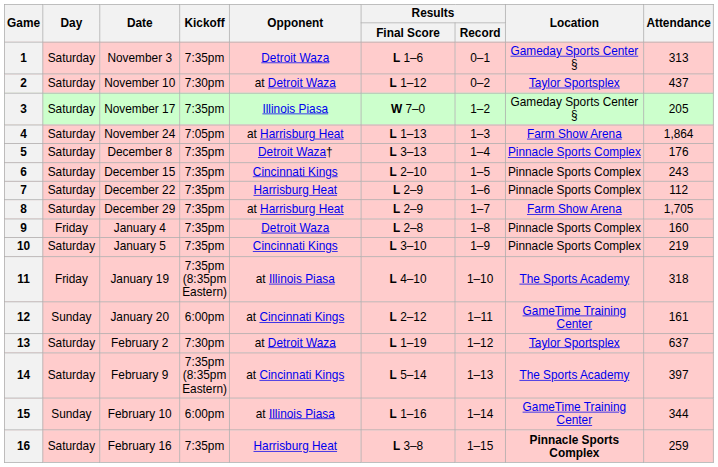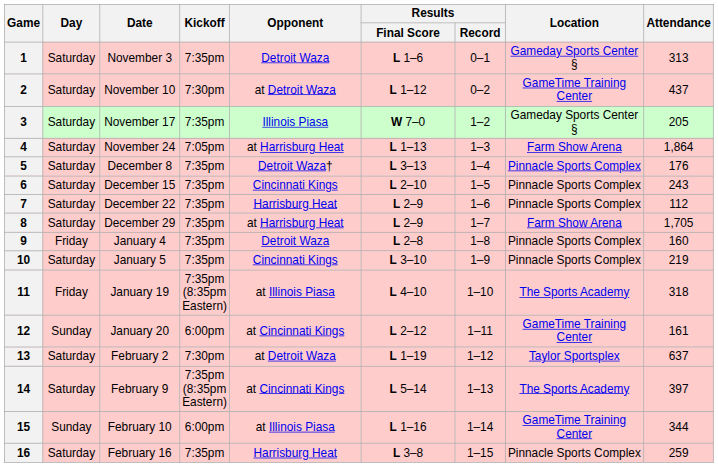(574, 83) Taylor Sportsplex -> (574, 90) GameTime Training Center
(574, 446) bold -> (574, 452) normal
